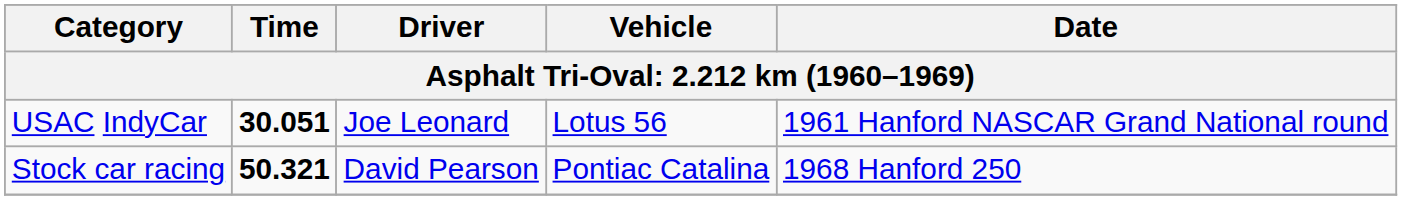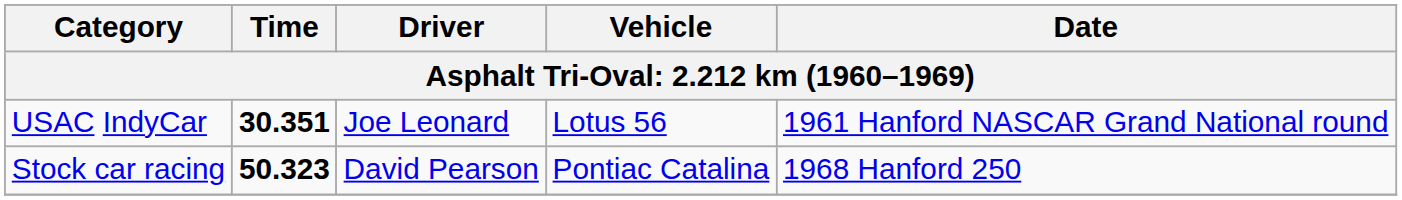(284, 122) 30.051 -> (284, 122) 30.351
(284, 169) 50.321 -> (284, 169) 50.323
